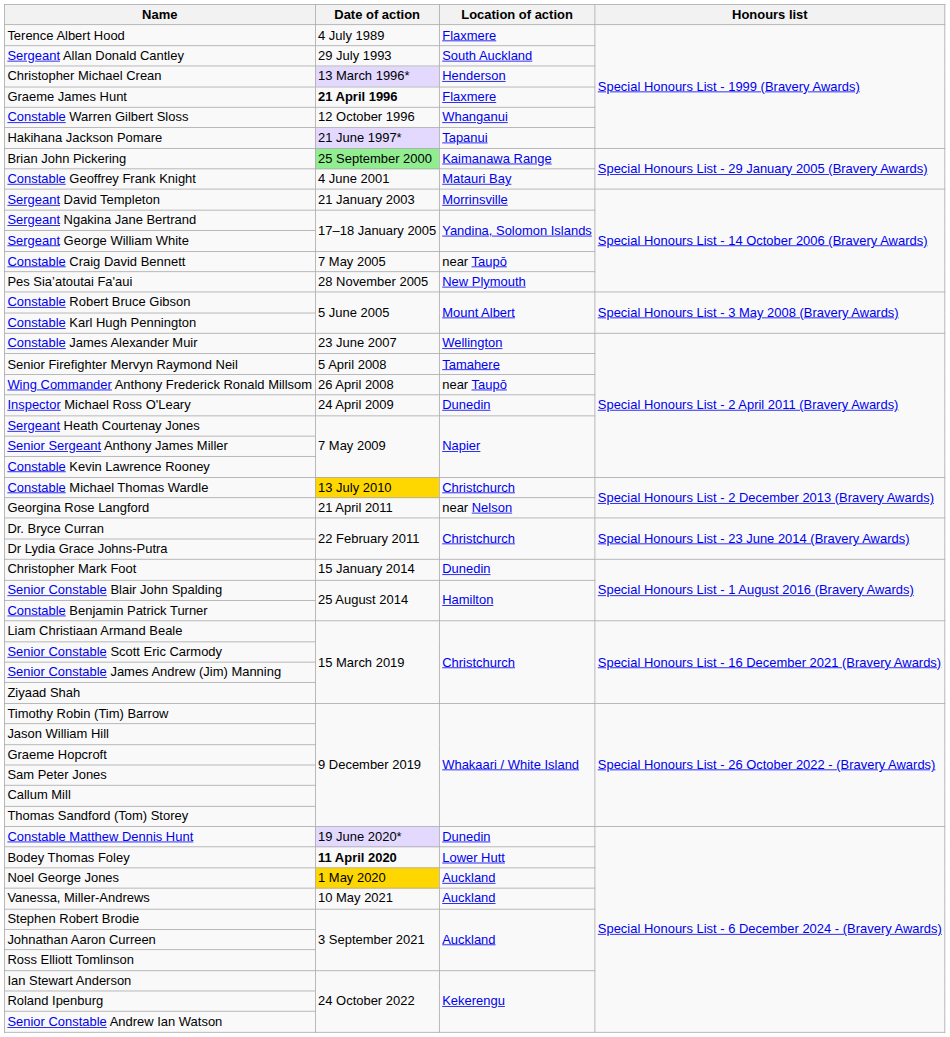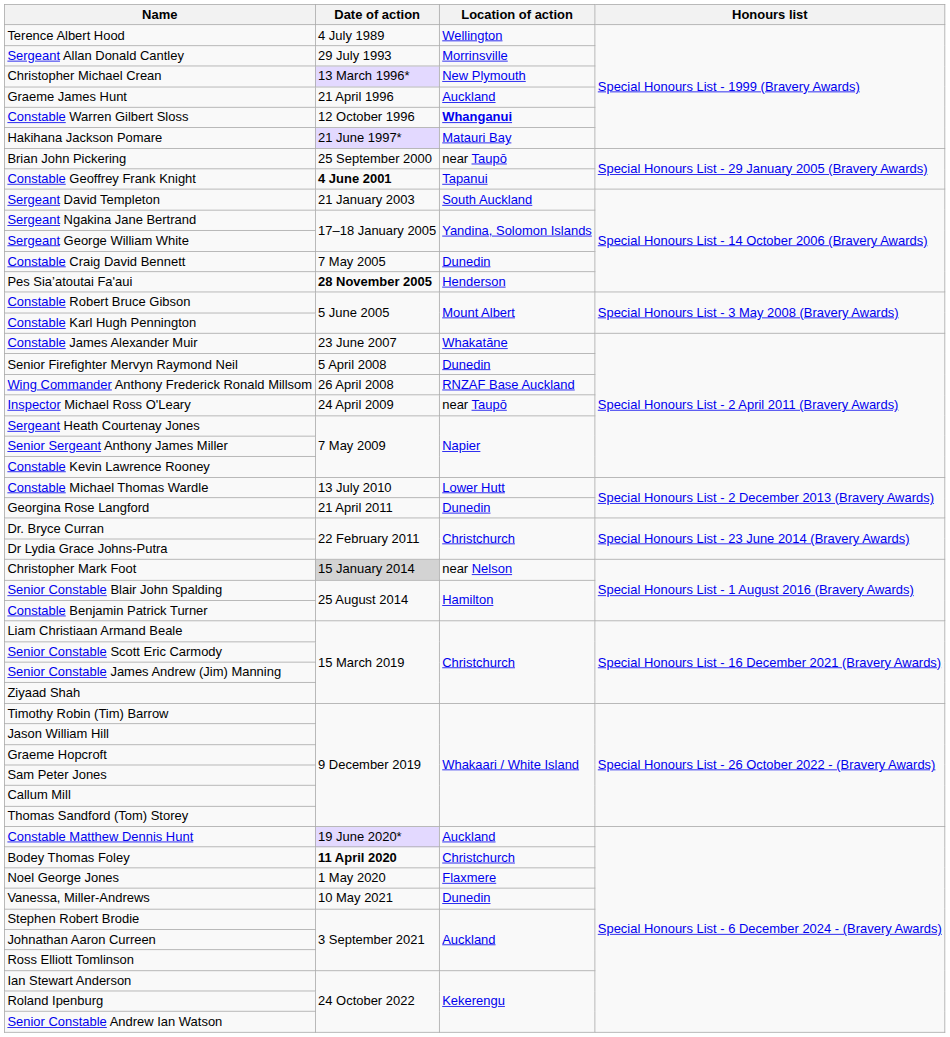(469, 35) Flaxmere -> (472, 35) Wellington
(487, 55) South Auckland -> (475, 55) Morrinsville
(474, 76) Henderson -> (484, 76) New Plymouth
(358, 96) bold -> (356, 96) normal
(469, 96) Flaxmere -> (469, 96) Auckland
(475, 117) normal -> (477, 117) bold
(465, 138) Tapanui -> (477, 138) Matauri Bay
(375, 158) lightgreen background -> (375, 158) no background
(497, 158) Kaimanawa Range -> (475, 158) near Taupō
(354, 179) normal -> (355, 179) bold
(477, 179) Matauri Bay -> (465, 179) Tapanui
(475, 199) Morrinsville -> (487, 199) South Auckland
(475, 261) near Taupō -> (466, 261) Dunedin
(373, 281) normal -> (375, 281) bold
(484, 281) New Plymouth -> (474, 281) Henderson
(472, 343) Wellington -> (475, 343) Whakatāne
(471, 364) Tamahere -> (466, 364) Dunedin
(475, 384) near Taupō -> (508, 384) RNZAF Base Auckland
(466, 405) Dunedin -> (475, 405) near Taupō
(355, 487) gold background -> (355, 487) no background
(479, 487) Christchurch -> (474, 487) Lower Hutt
(477, 508) near Nelson -> (466, 508) Dunedin
(366, 569) no background -> (366, 569) lightgrey background
(466, 569) Dunedin -> (477, 569) near Nelson
(466, 836) Dunedin -> (469, 836) Auckland
(474, 857) Lower Hutt -> (479, 857) Christchurch
(352, 878) gold background -> (352, 878) no background
(469, 878) Auckland -> (469, 878) Flaxmere
(469, 898) Auckland -> (466, 898) Dunedin
